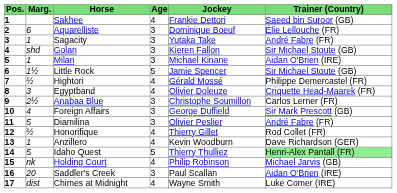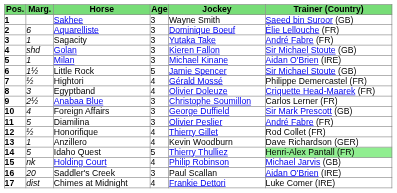(153, 20) 4 -> (153, 20) 3
(197, 20) Frankie Dettori -> (195, 20) Wayne Smith
(195, 183) Wayne Smith -> (197, 183) Frankie Dettori
